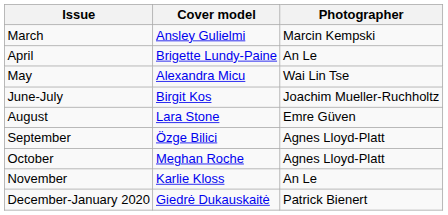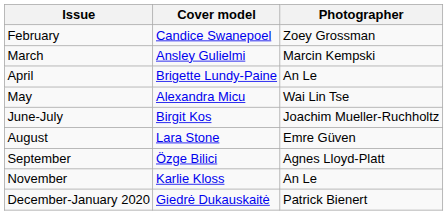+ row: (33, 35)
- row: (30, 158)
